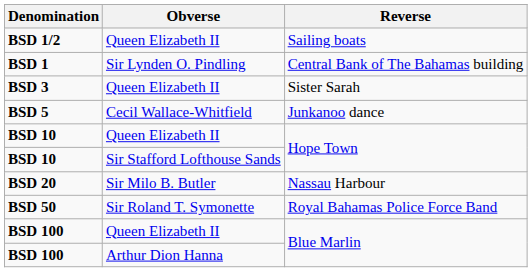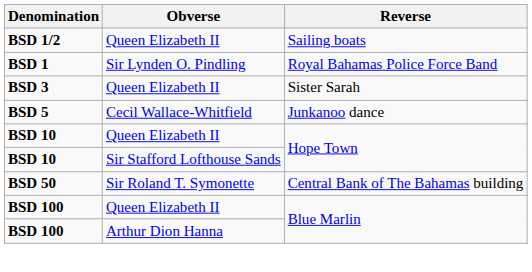(406, 64) Central Bank of The Bahamas building -> (392, 64) Royal Bahamas Police Force Band
- row: (32, 183)
(392, 207) Royal Bahamas Police Force Band -> (406, 183) Central Bank of The Bahamas building
